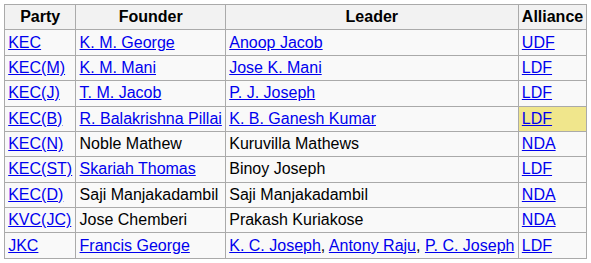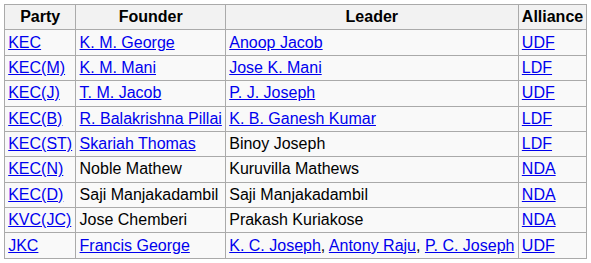(537, 93) LDF -> (538, 93) UDF
(537, 118) khaki background -> (537, 118) no background
rows swapped: (40, 169) <-> (36, 144)
(537, 245) LDF -> (538, 245) UDF
